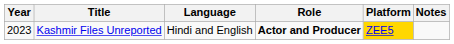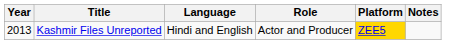(19, 30) 2023 -> (19, 30) 2013
(309, 30) bold -> (305, 30) normal
